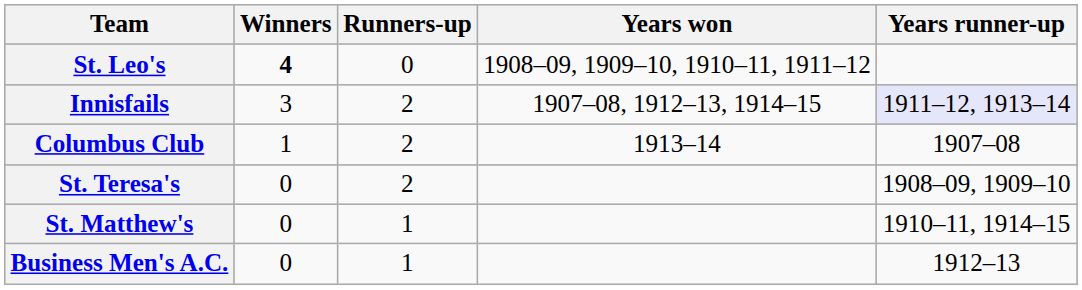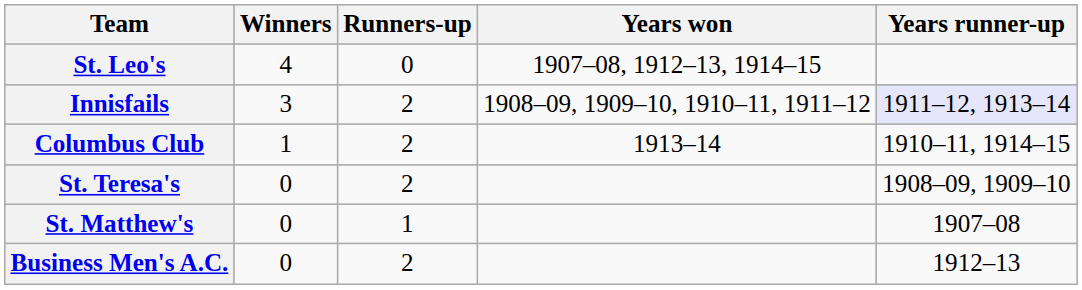(286, 64) bold -> (286, 64) normal
(677, 64) 1908–09, 1909–10, 1910–11, 1911–12 -> (677, 64) 1907–08, 1912–13, 1914–15
(677, 104) 1907–08, 1912–13, 1914–15 -> (677, 104) 1908–09, 1909–10, 1910–11, 1911–12
(976, 143) 1907–08 -> (976, 143) 1910–11, 1914–15
(976, 223) 1910–11, 1914–15 -> (976, 223) 1907–08
(407, 263) 1 -> (407, 263) 2
